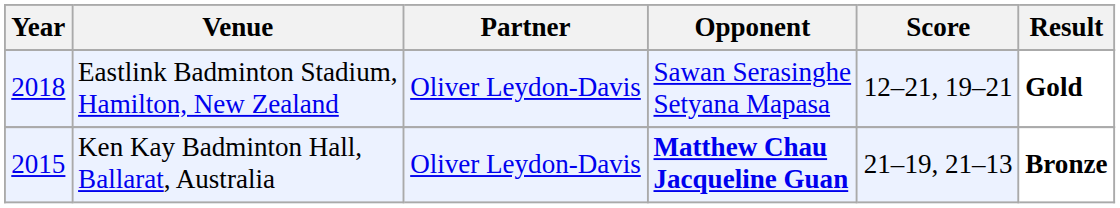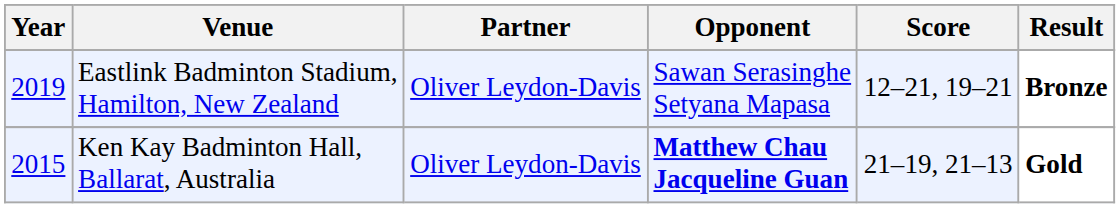(38, 87) 2018 -> (38, 87) 2019
(1054, 87) Gold -> (1066, 87) Bronze
(1066, 164) Bronze -> (1054, 164) Gold
